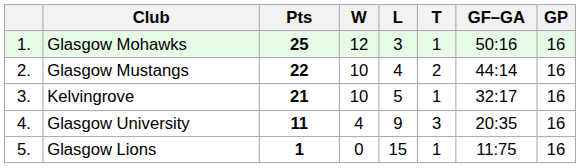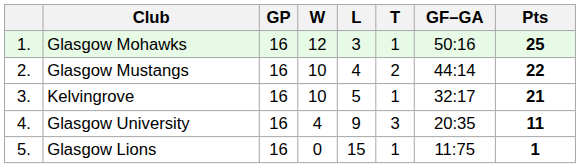columns swapped: (556, 17) <-> (299, 17)
